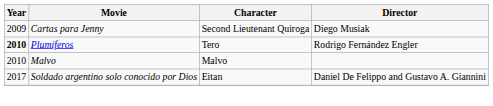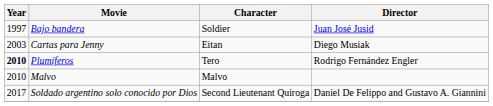+ row: (58, 29)
(16, 29) 2009 -> (16, 45) 2003
(255, 29) Second Lieutenant Quiroga -> (212, 45) Eitan
(212, 77) Eitan -> (255, 93) Second Lieutenant Quiroga
